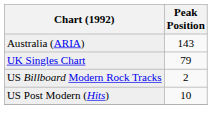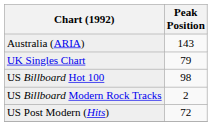+ row: (56, 78)
(186, 95) 10 -> (186, 113) 72
